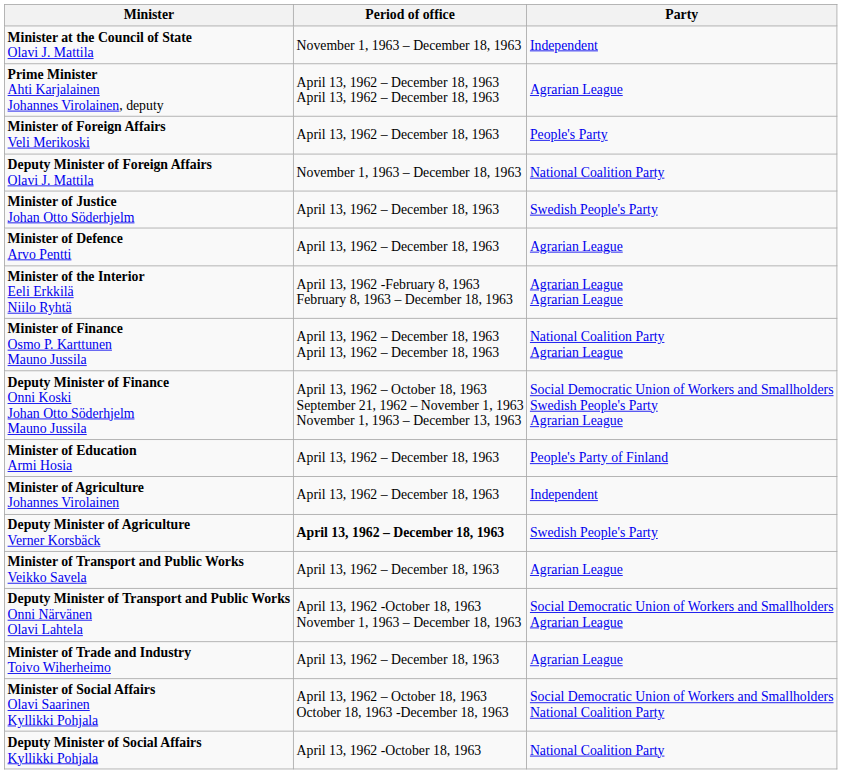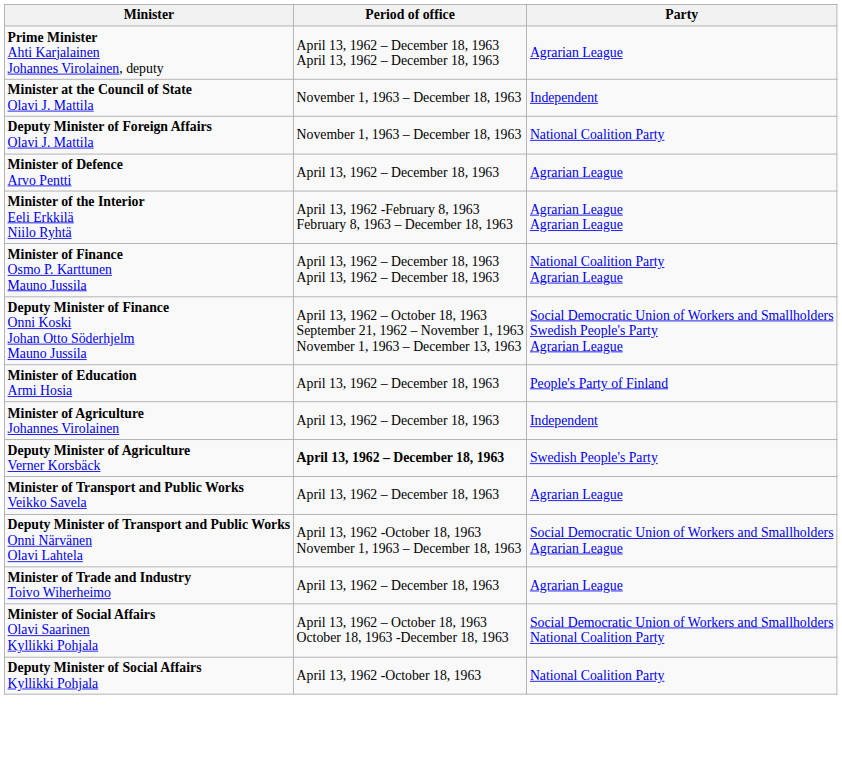rows swapped: (86, 90) <-> (100, 44)
- row: (87, 135)
- row: (71, 209)
